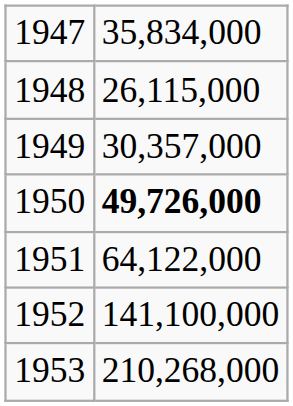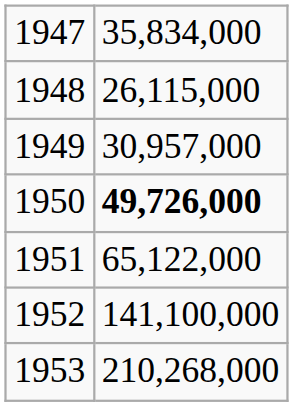(182, 145) 30,357,000 -> (182, 145) 30,957,000
(182, 258) 64,122,000 -> (182, 258) 65,122,000
